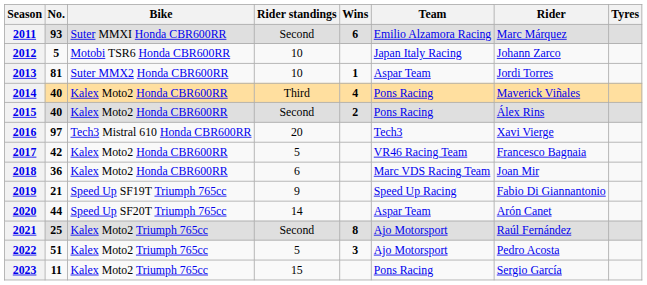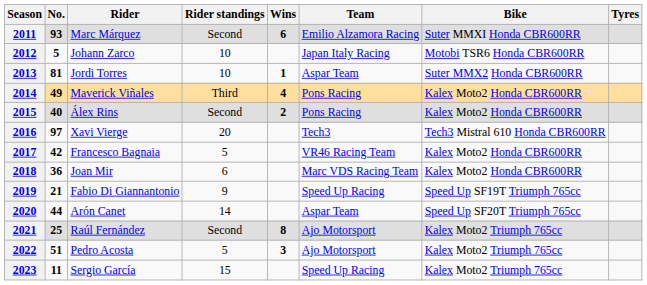columns swapped: (551, 14) <-> (161, 14)
(56, 93) 40 -> (56, 93) 49
(403, 270) Pons Racing -> (343, 270) Speed Up Racing
